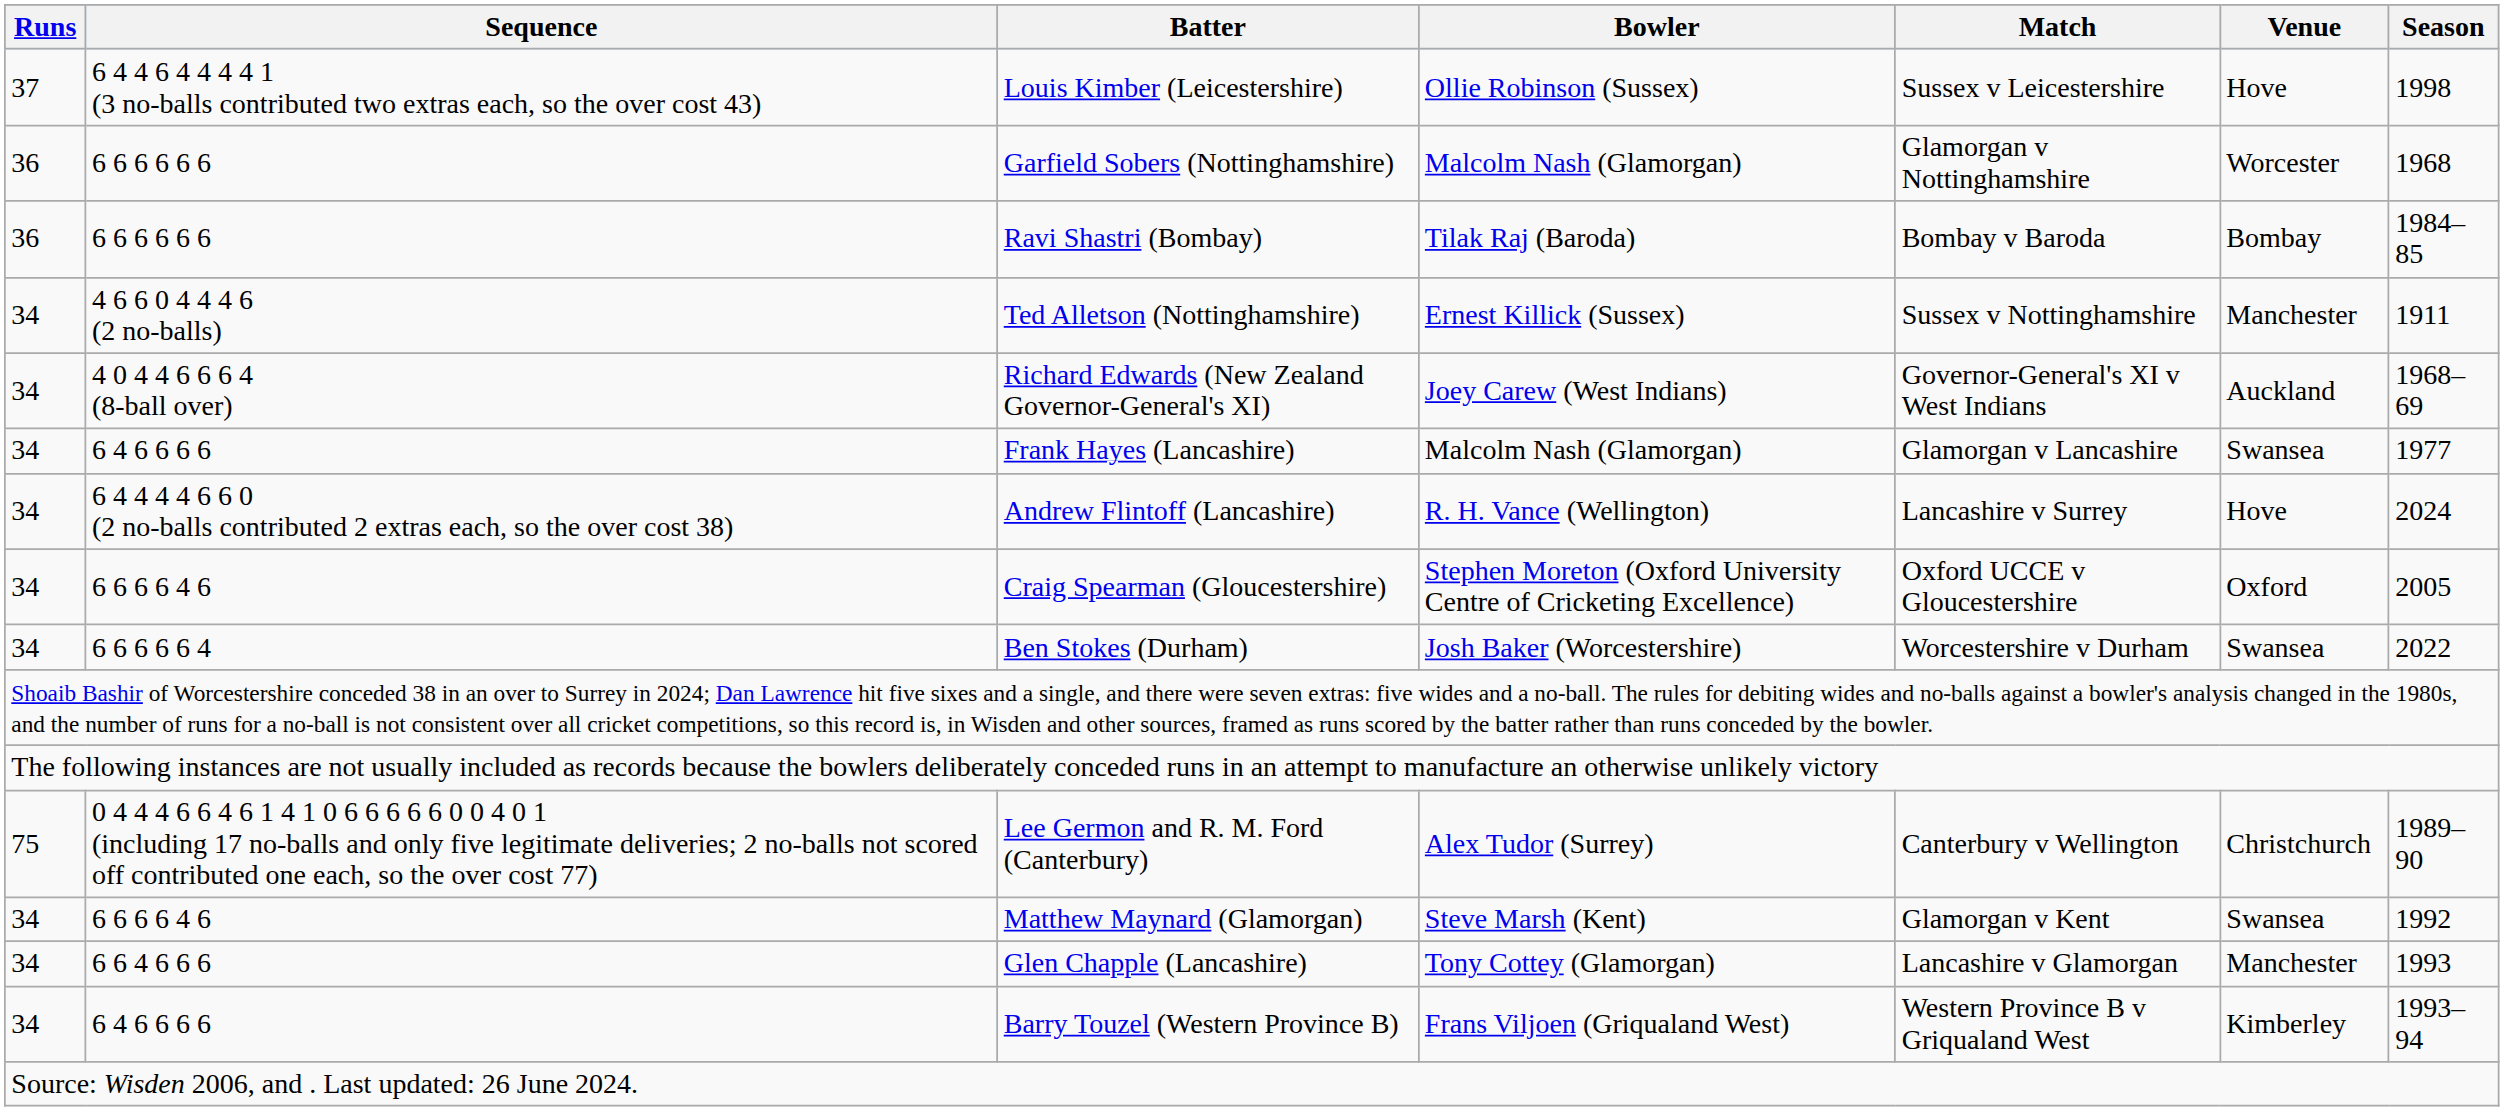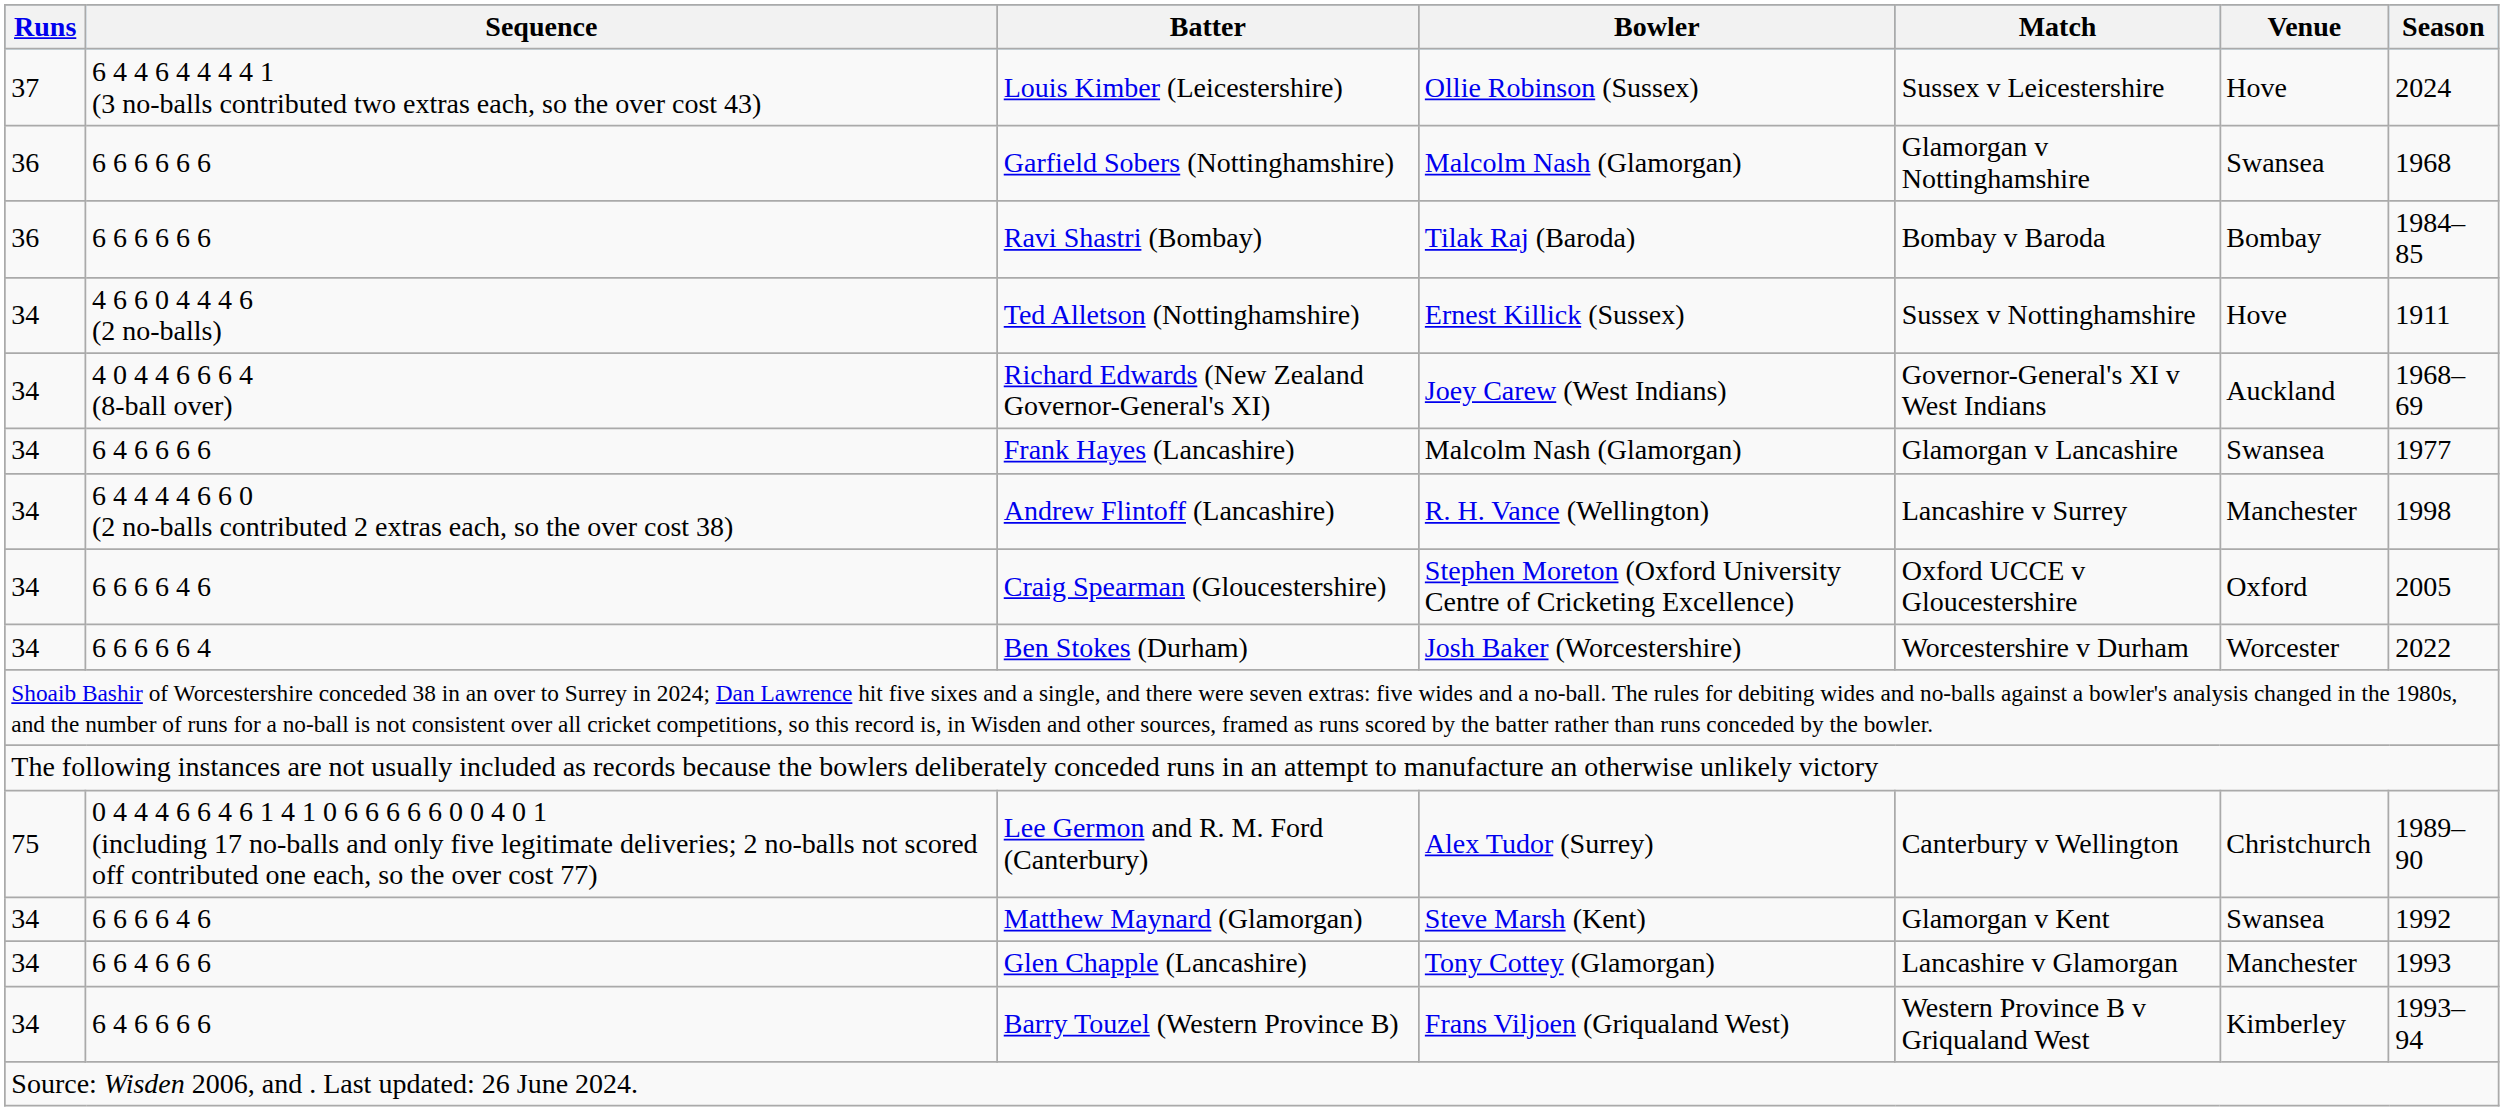(2423, 86) 1998 -> (2423, 86) 2024
(2283, 162) Worcester -> (2275, 162) Swansea
(2292, 314) Manchester -> (2257, 314) Hove
(2257, 510) Hove -> (2292, 510) Manchester
(2423, 510) 2024 -> (2423, 510) 1998
(2275, 646) Swansea -> (2283, 646) Worcester
